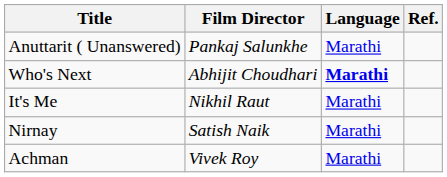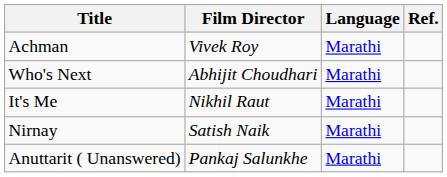rows swapped: (95, 46) <-> (38, 158)
(357, 74) bold -> (353, 74) normal
